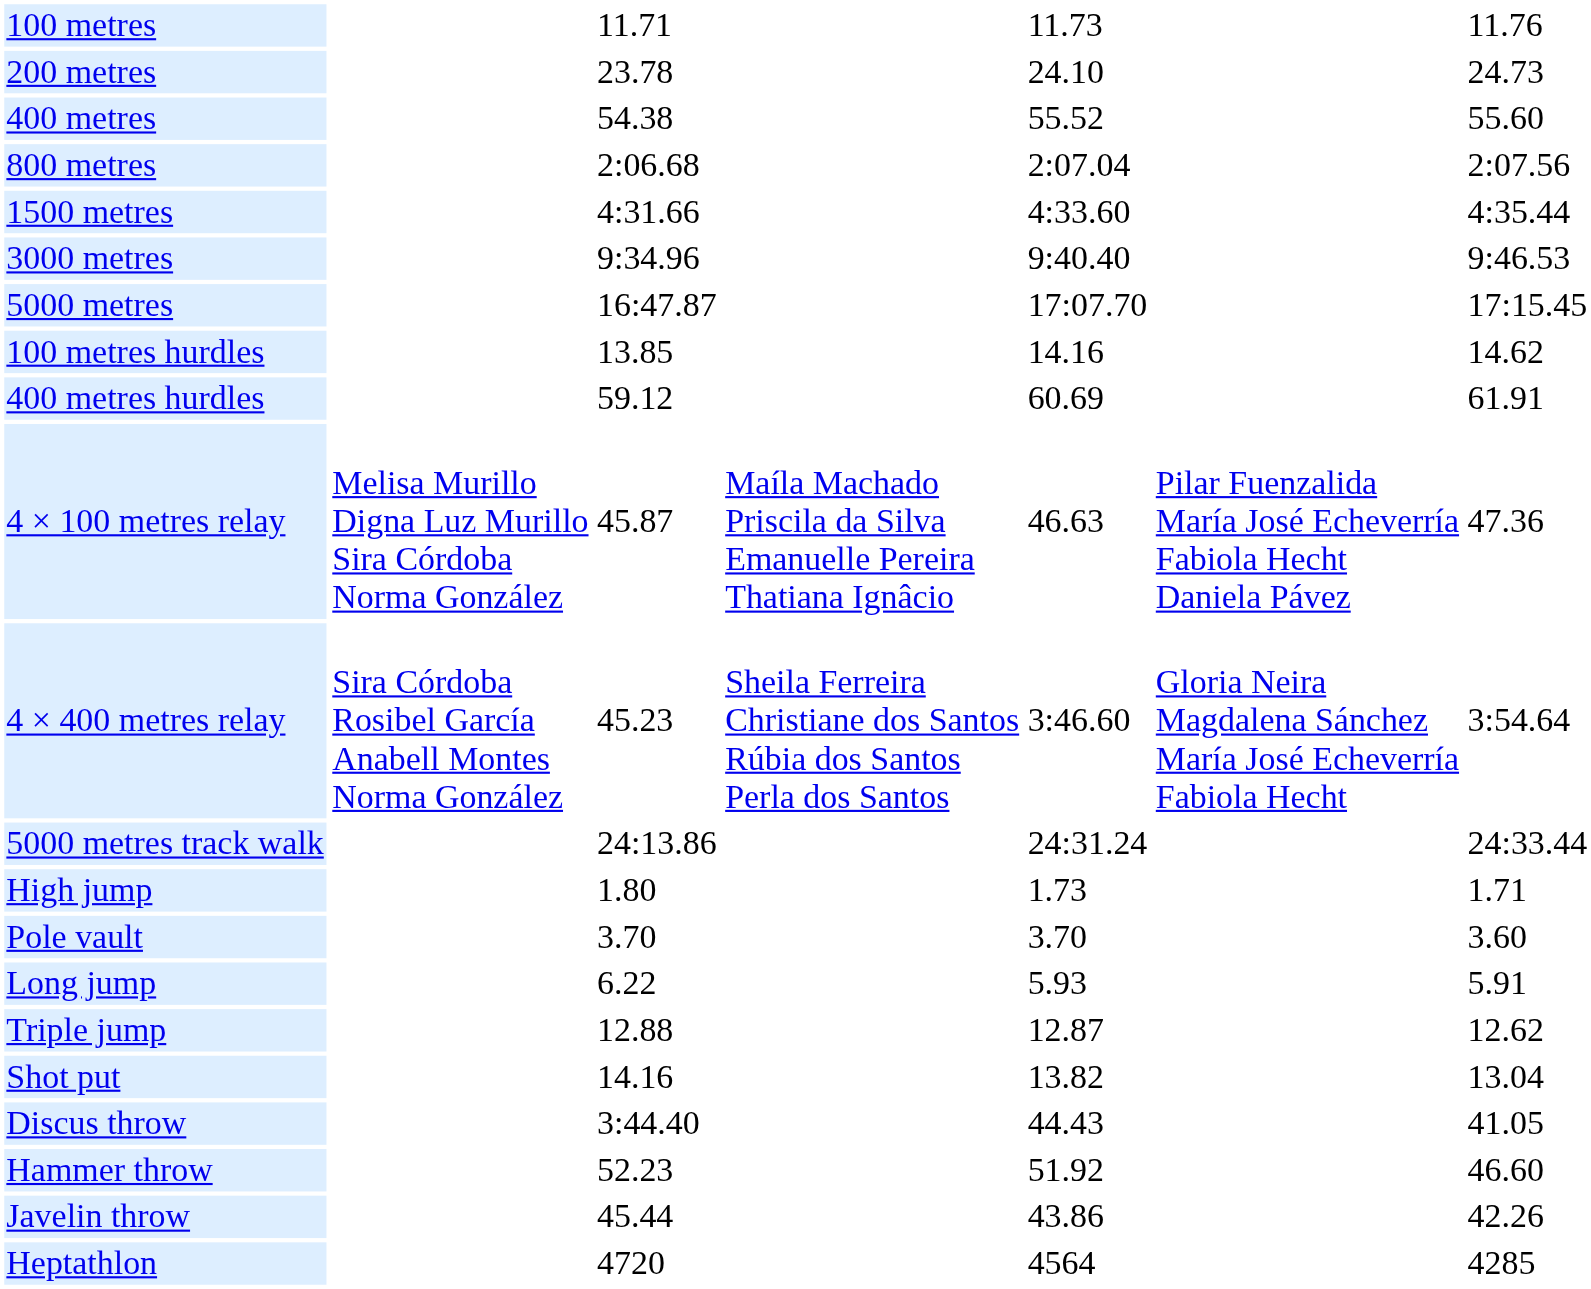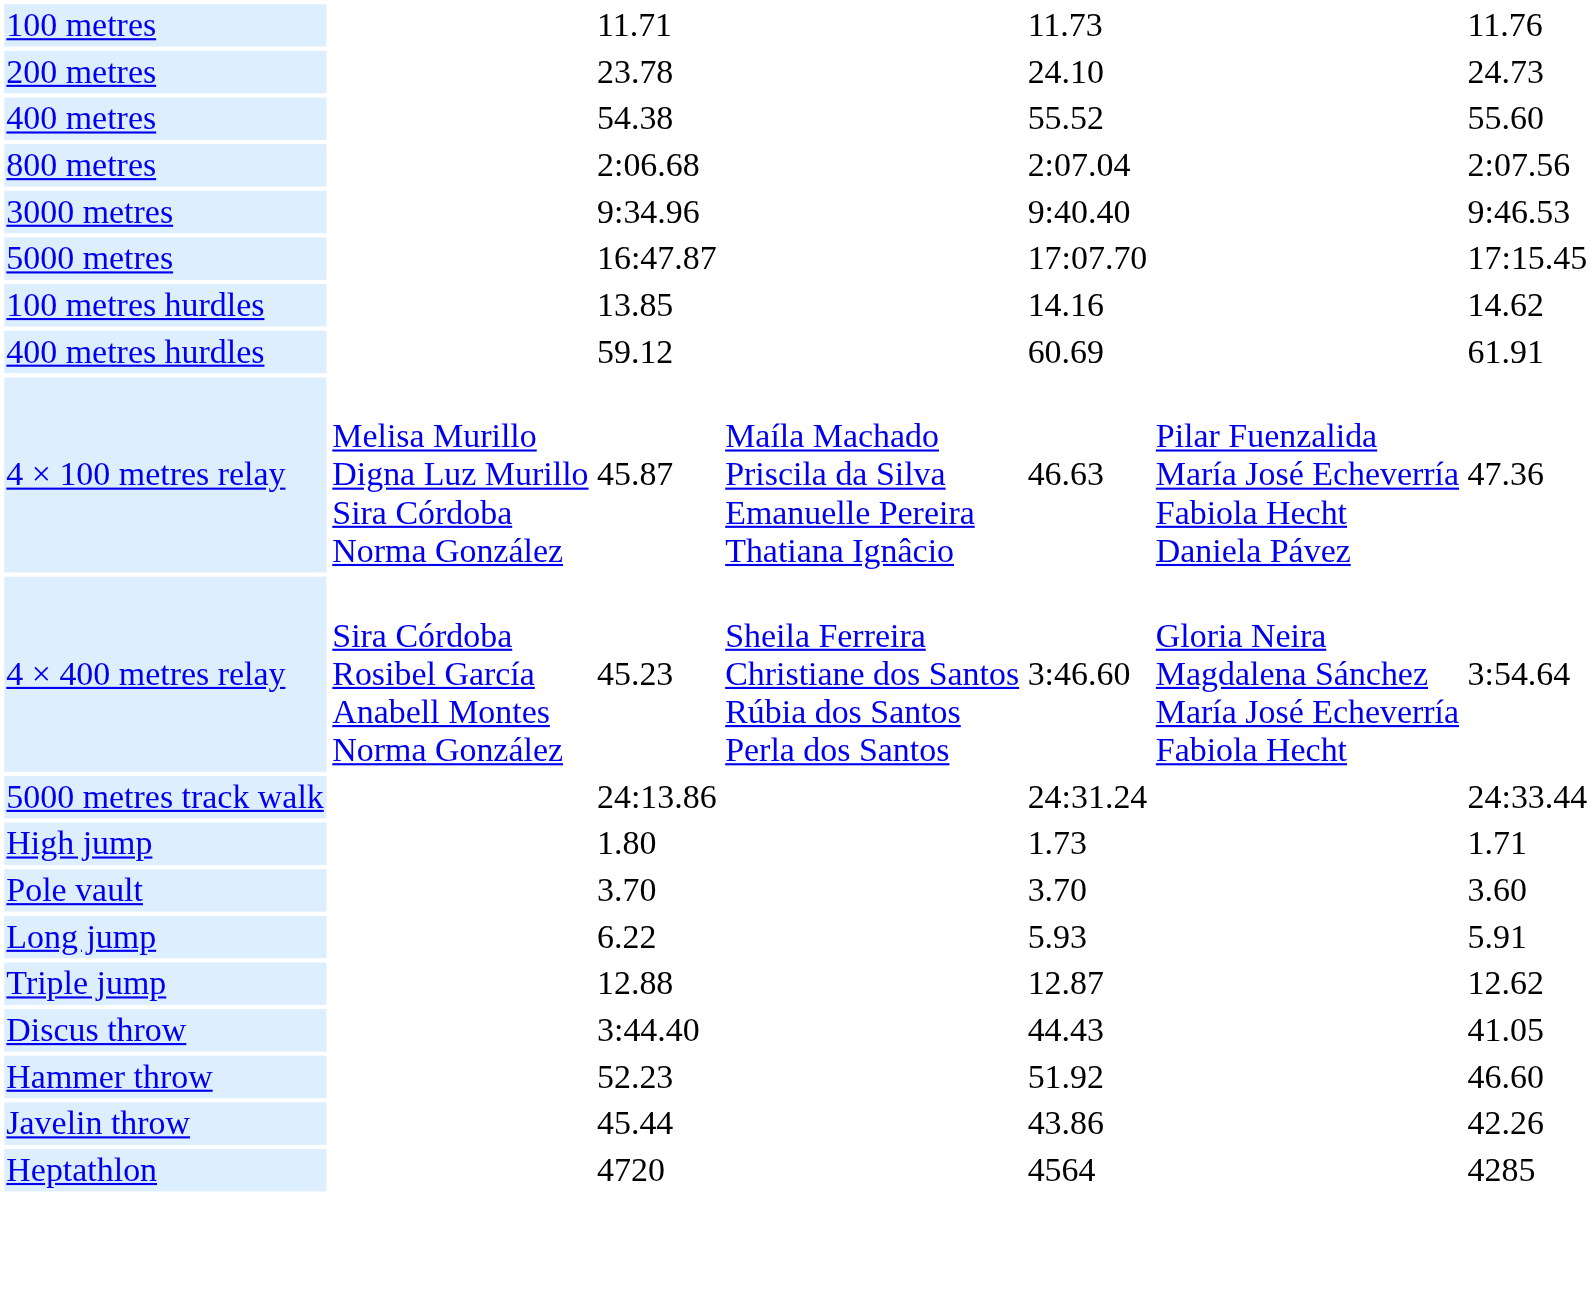- row: (90, 211)
- row: (63, 1076)
